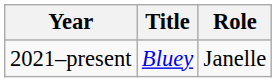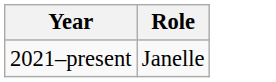- column: (168, 22)
